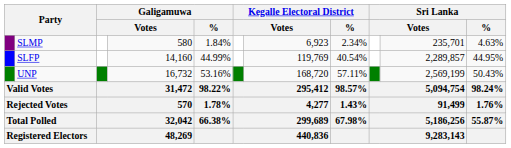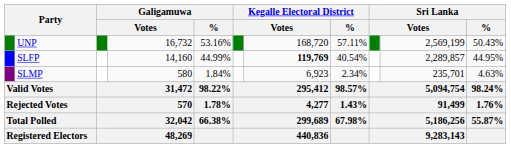rows swapped: (27, 74) <-> (30, 43)
(313, 58) normal -> (313, 58) bold
